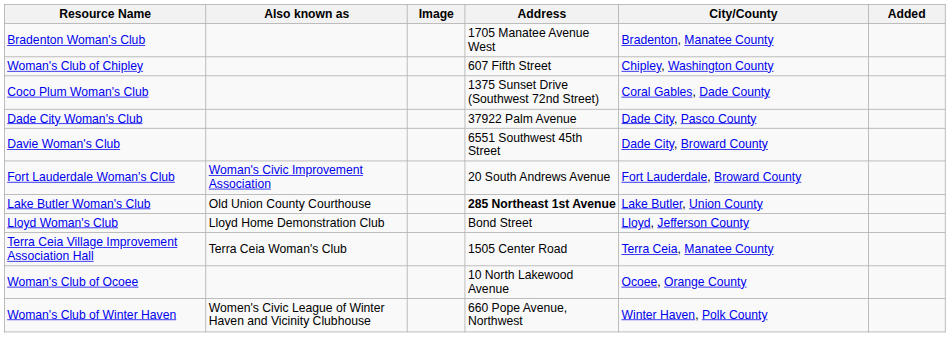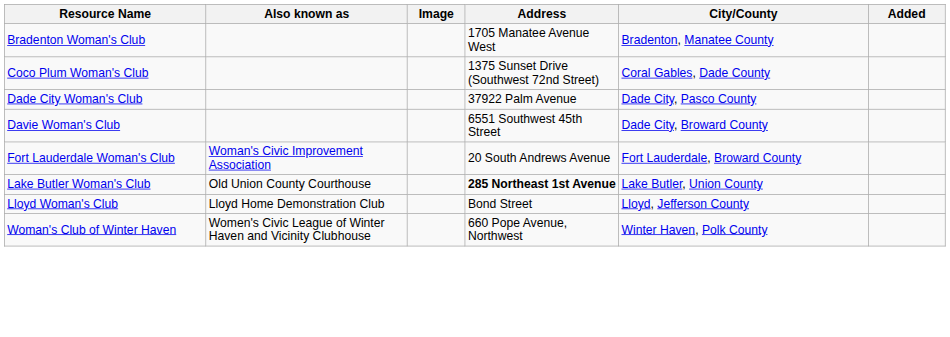- row: (75, 66)
- row: (92, 249)
- row: (73, 282)
